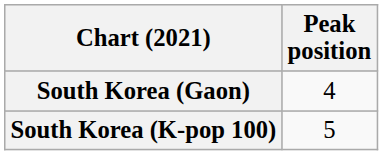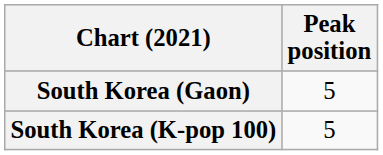(329, 90) 4 -> (329, 90) 5
